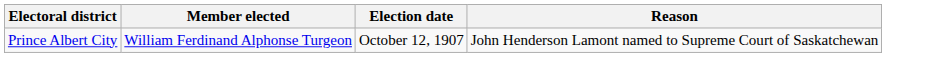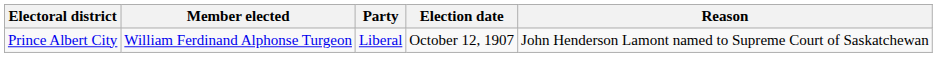+ column: (381, 16)
